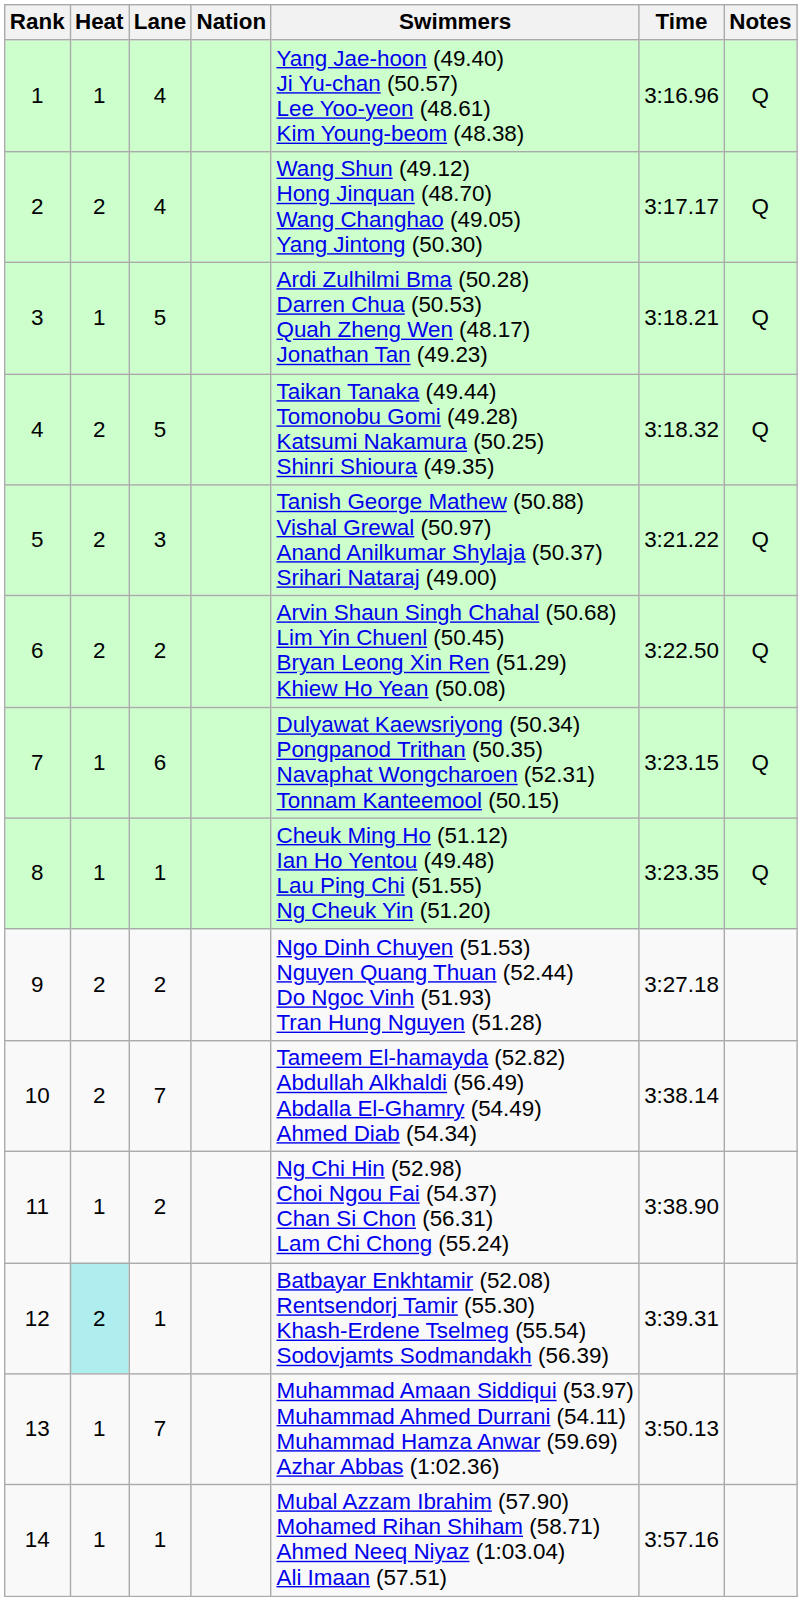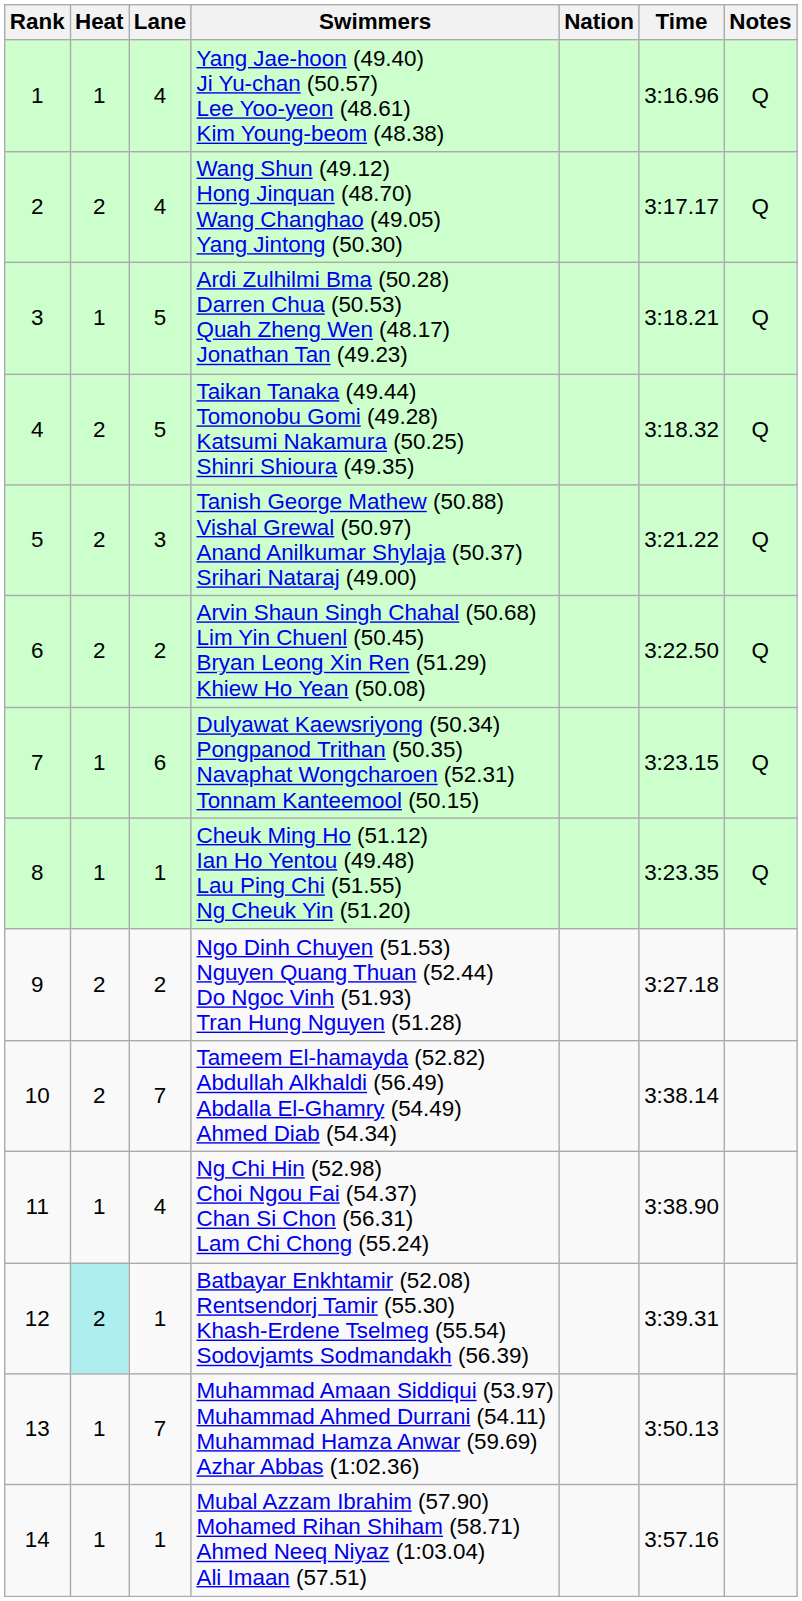columns swapped: (231, 22) <-> (455, 22)
(160, 1206) 2 -> (160, 1206) 4
